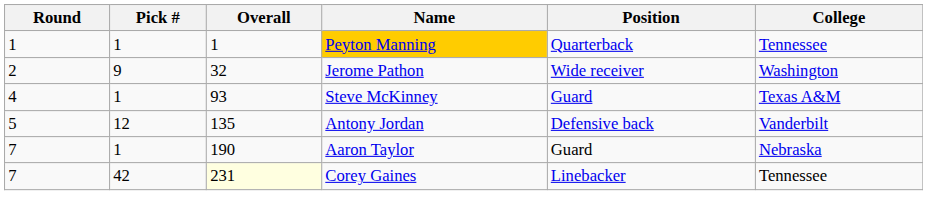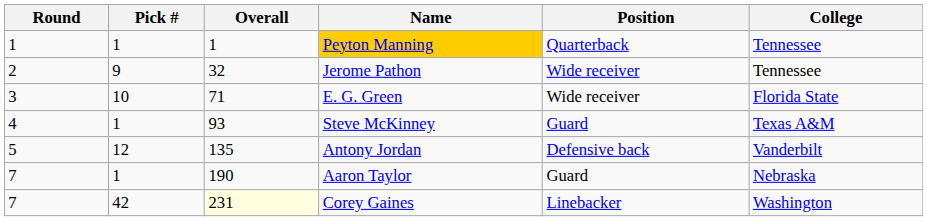(798, 70) Washington -> (787, 70) Tennessee
+ row: (362, 96)
(793, 176) Tennessee -> (792, 202) Washington
